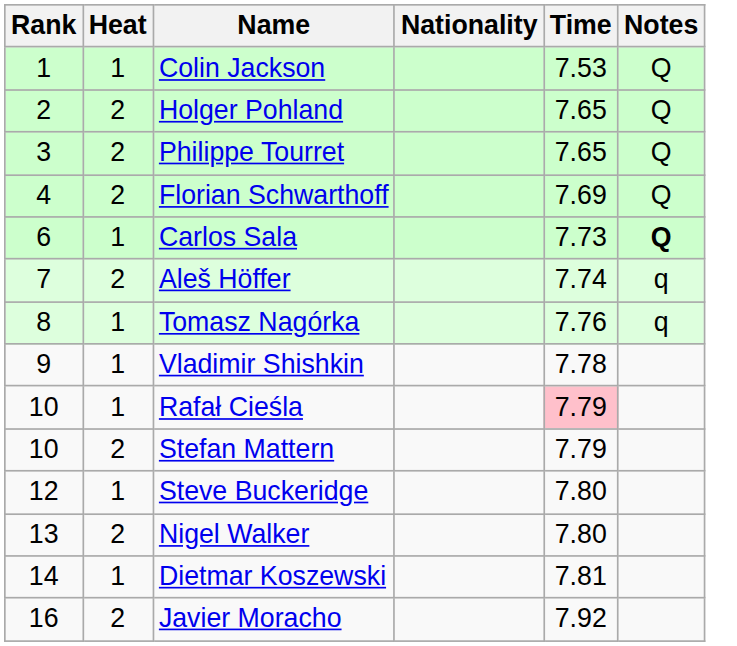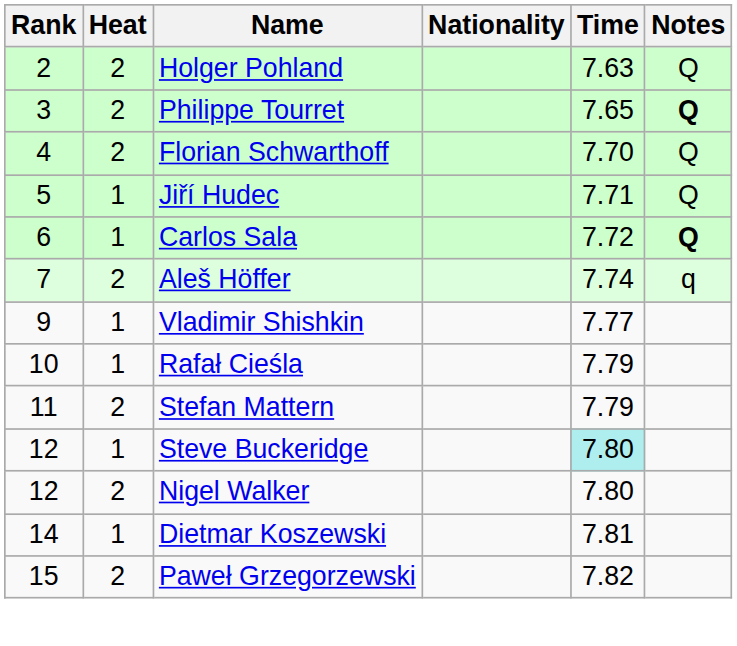- row: (242, 68)
(581, 110) 7.65 -> (608, 68) 7.63
(661, 152) normal -> (688, 110) bold
(581, 195) 7.69 -> (608, 152) 7.70
+ row: (219, 195)
(581, 237) 7.73 -> (608, 237) 7.72
- row: (259, 322)
(581, 364) 7.78 -> (608, 322) 7.77
(581, 407) pink background -> (608, 364) no background
(44, 449) 10 -> (44, 407) 11
(581, 491) no background -> (608, 449) paleturquoise background
(44, 534) 13 -> (44, 491) 12
+ row: (287, 576)
- row: (250, 618)
